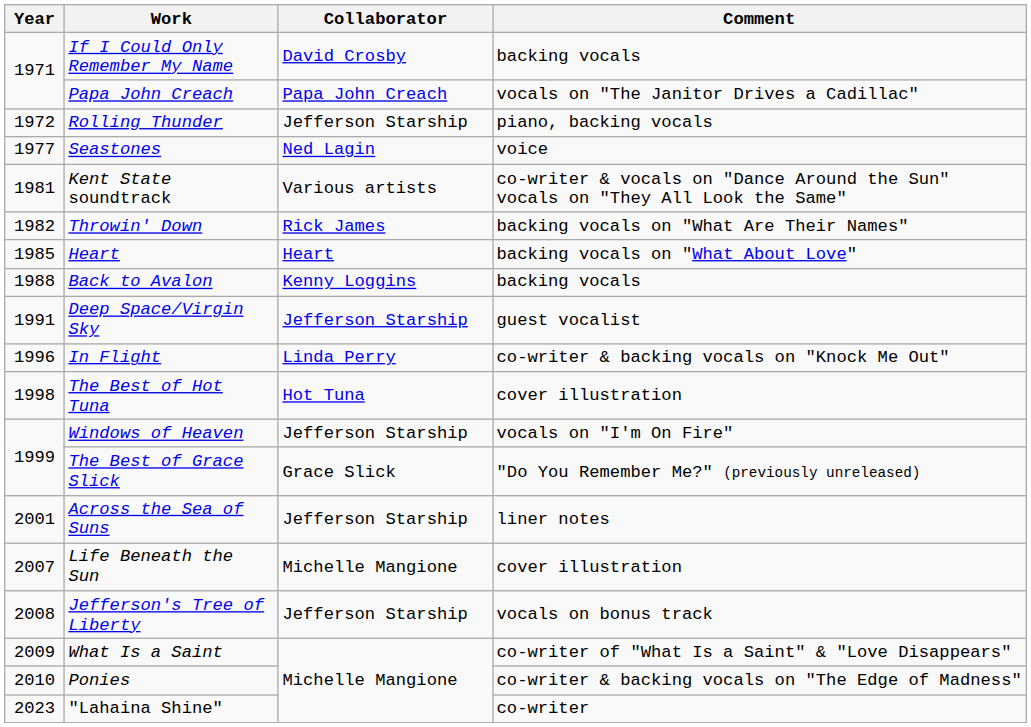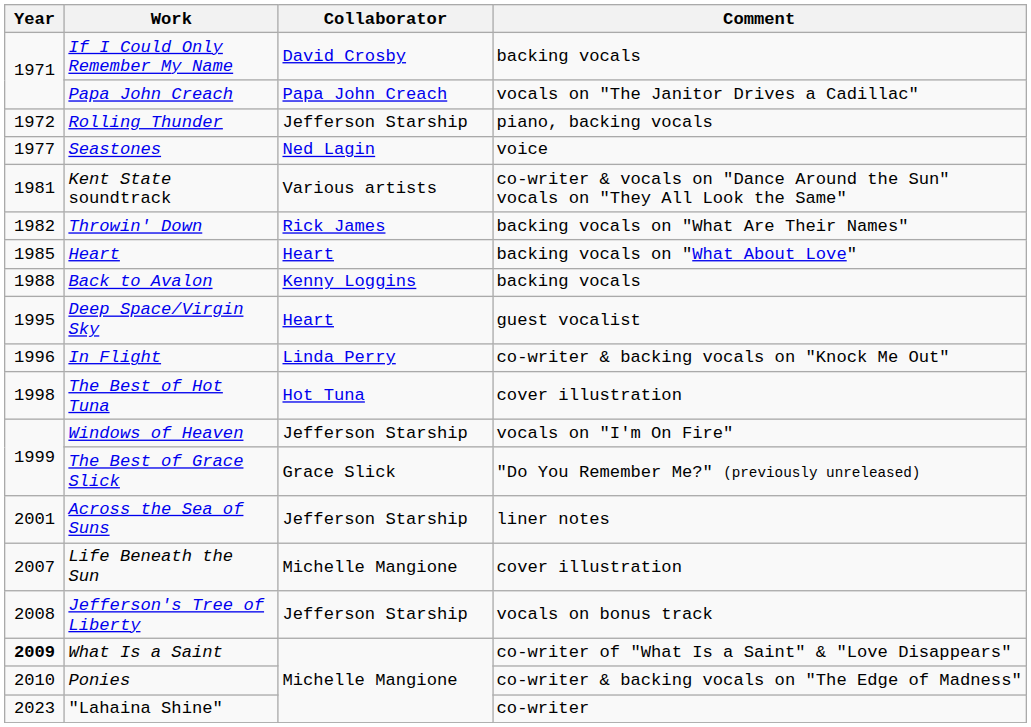(34, 320) 1991 -> (34, 320) 1995
(375, 320) Jefferson Starship -> (308, 320) Heart
(34, 652) normal -> (34, 652) bold
